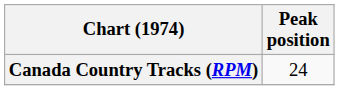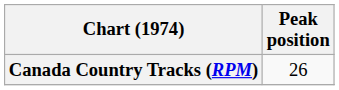(298, 69) 24 -> (298, 69) 26
